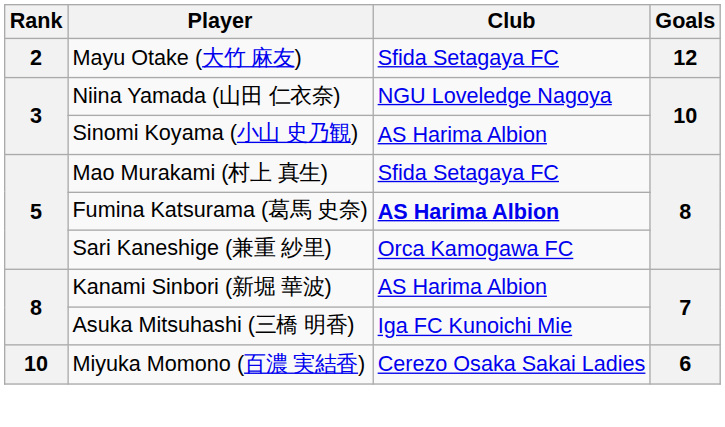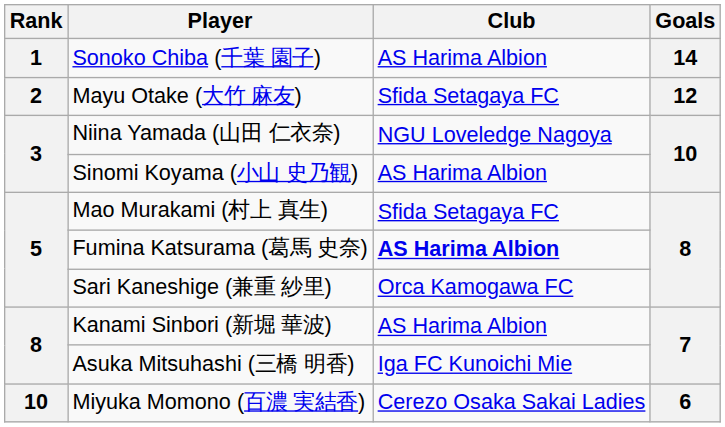+ row: (197, 57)
